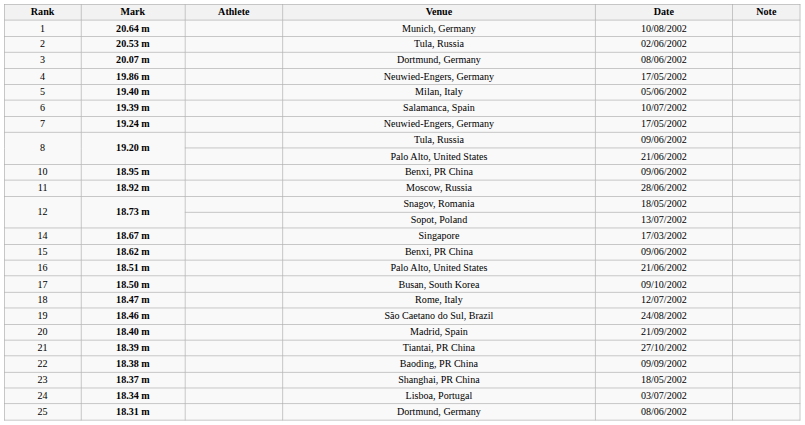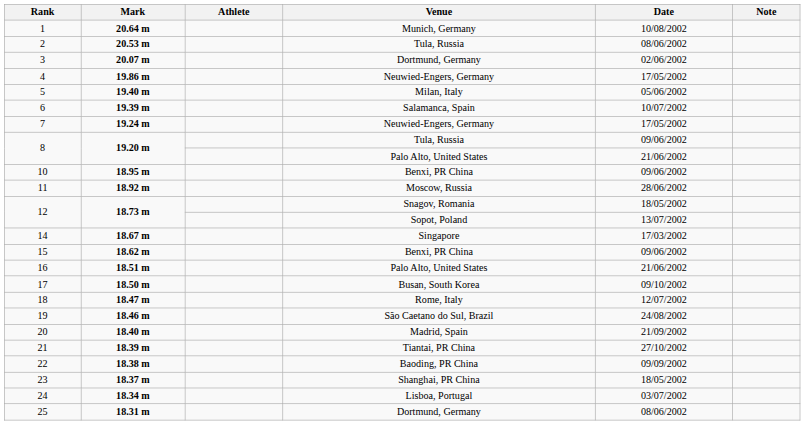(664, 44) 02/06/2002 -> (664, 44) 08/06/2002
(664, 60) 08/06/2002 -> (664, 60) 02/06/2002
